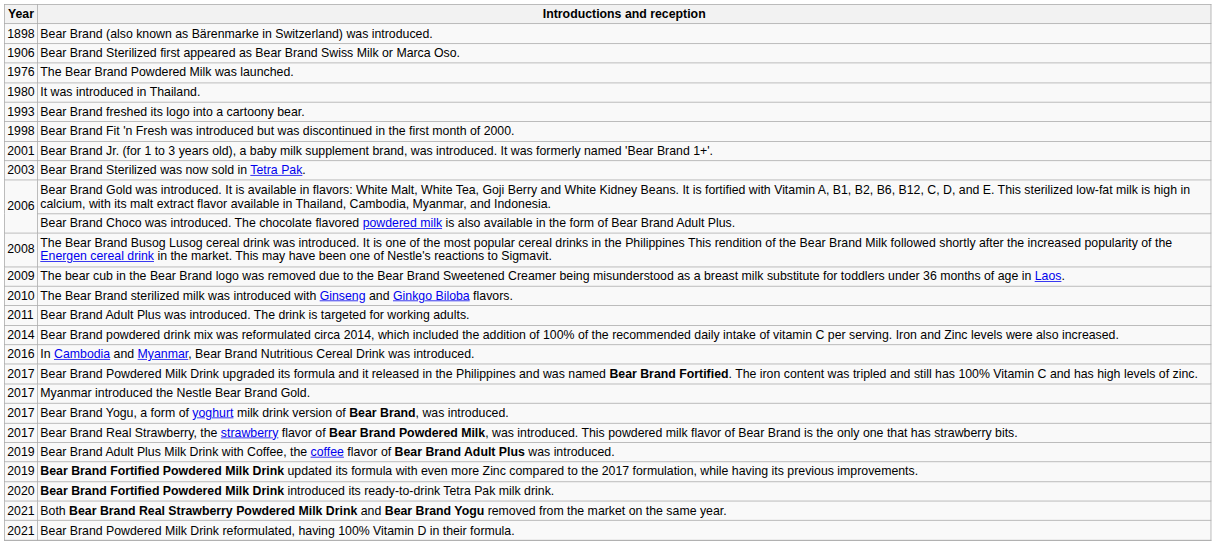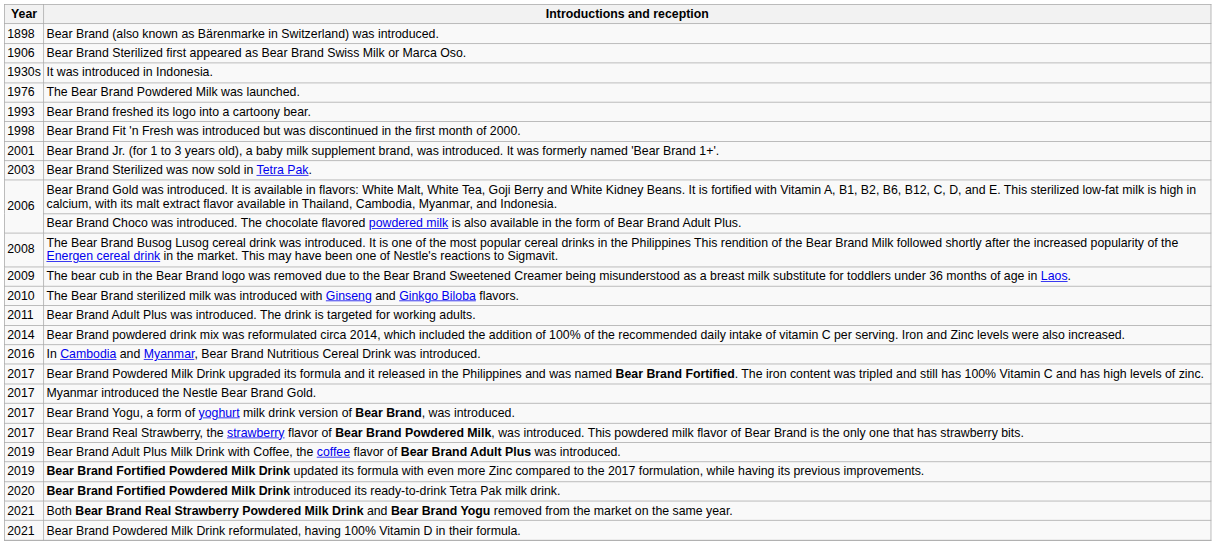+ row: (130, 72)
- row: (120, 92)
